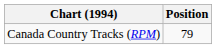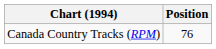(187, 33) 79 -> (187, 33) 76
